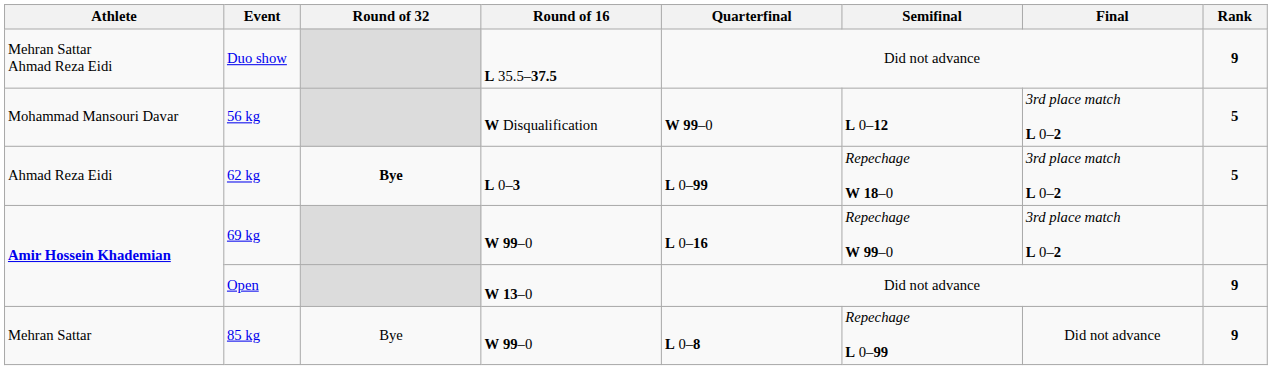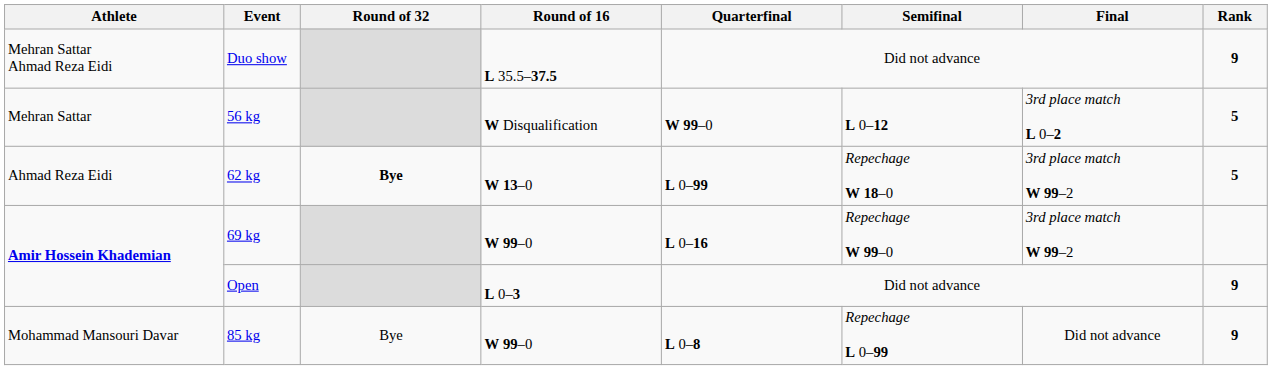(93, 117) Mohammad Mansouri Davar -> (50, 117) Mehran Sattar
(502, 185) L 0–3 -> (508, 185) W 13–0
(1073, 176) 3rd place match L 0–2 -> (1073, 176) 3rd place match W 99–2
(1073, 235) 3rd place match L 0–2 -> (1073, 235) 3rd place match W 99–2
(508, 294) W 13–0 -> (502, 294) L 0–3
(50, 335) Mehran Sattar -> (93, 335) Mohammad Mansouri Davar
